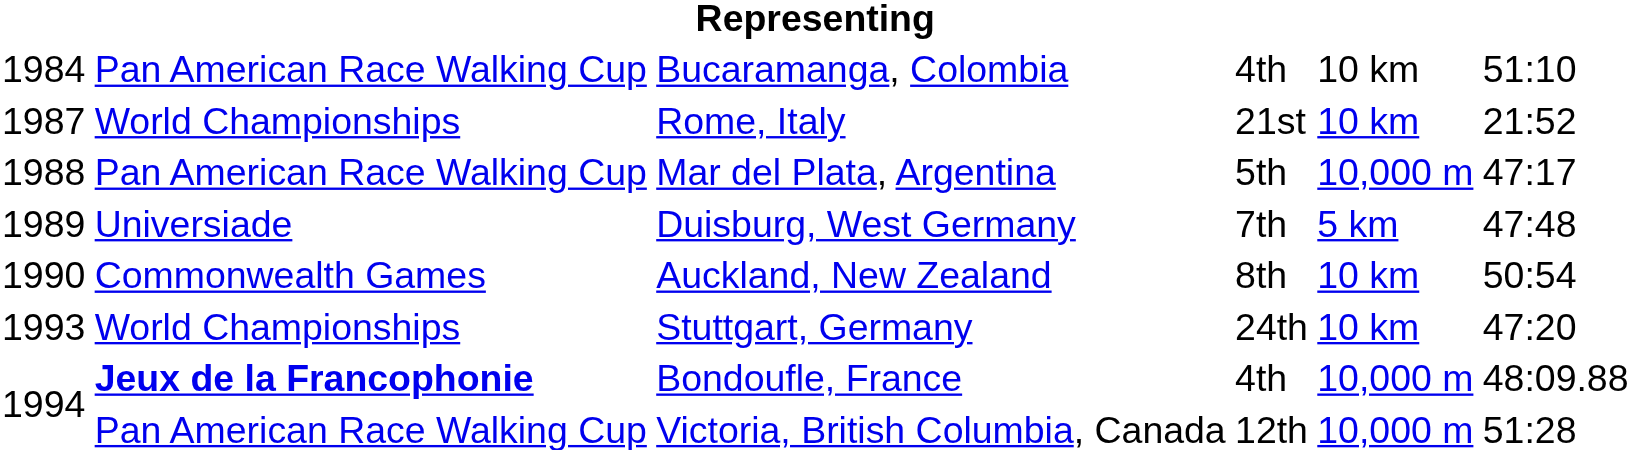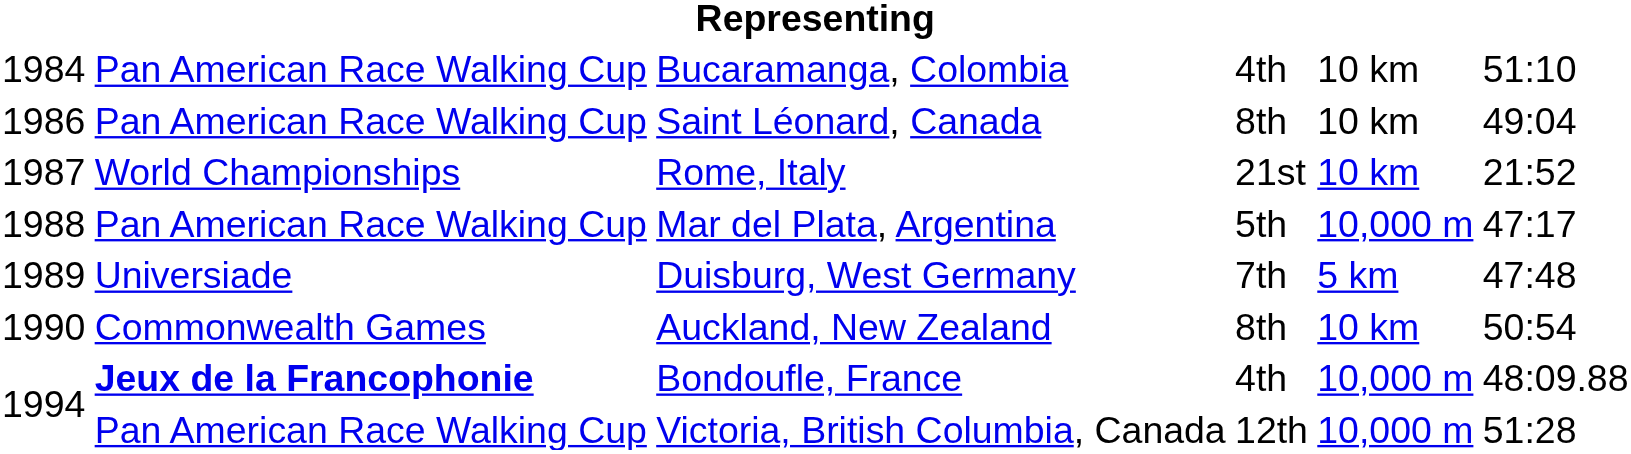+ row: (849, 121)
- row: (814, 327)
